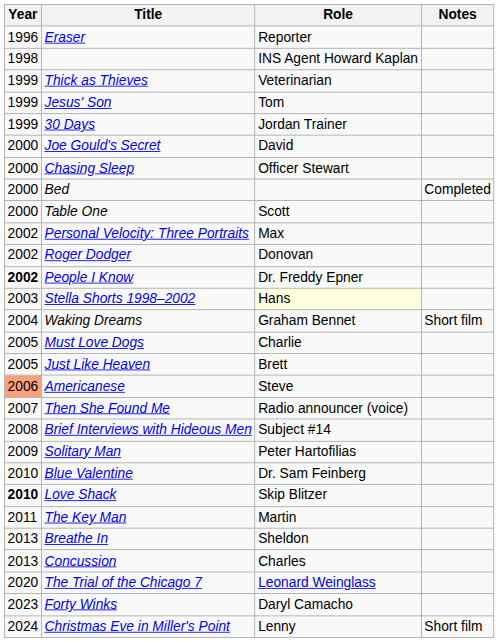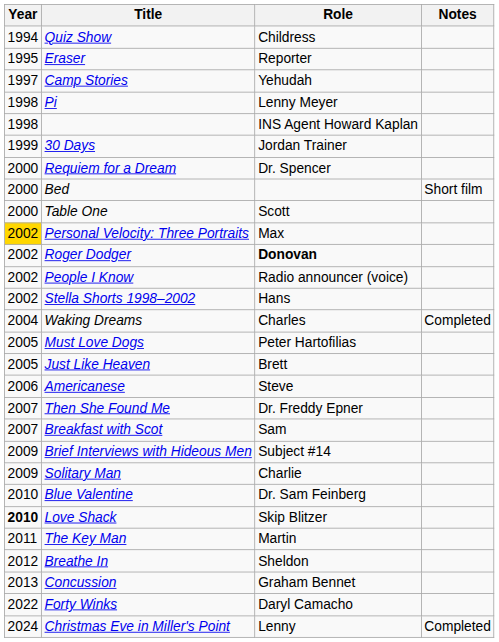+ row: (78, 37)
(23, 37) 1996 -> (23, 59) 1995
+ row: (86, 80)
+ row: (51, 102)
- row: (96, 80)
- row: (78, 102)
- row: (102, 146)
+ row: (110, 168)
- row: (89, 168)
(458, 189) Completed -> (453, 189) Short film
(23, 233) no background -> (23, 233) gold background
(286, 255) normal -> (288, 255) bold
(23, 277) bold -> (23, 277) normal
(311, 277) Dr. Freddy Epner -> (333, 277) Radio announcer (voice)
(23, 299) 2003 -> (23, 299) 2002
(274, 299) lightyellow background -> (274, 299) no background
(307, 320) Graham Bennet -> (282, 320) Charles
(453, 320) Short film -> (458, 320) Completed
(280, 342) Charlie -> (307, 342) Peter Hartofilias
(23, 386) lightsalmon background -> (23, 386) no background
(333, 408) Radio announcer (voice) -> (311, 408) Dr. Freddy Epner
+ row: (103, 430)
(23, 430) 2008 -> (23, 451) 2009
(307, 451) Peter Hartofilias -> (280, 473) Charlie
(23, 539) 2013 -> (23, 560) 2012
(282, 560) Charles -> (307, 582) Graham Bennet
- row: (123, 582)
(23, 604) 2023 -> (23, 604) 2022
(453, 626) Short film -> (458, 626) Completed
